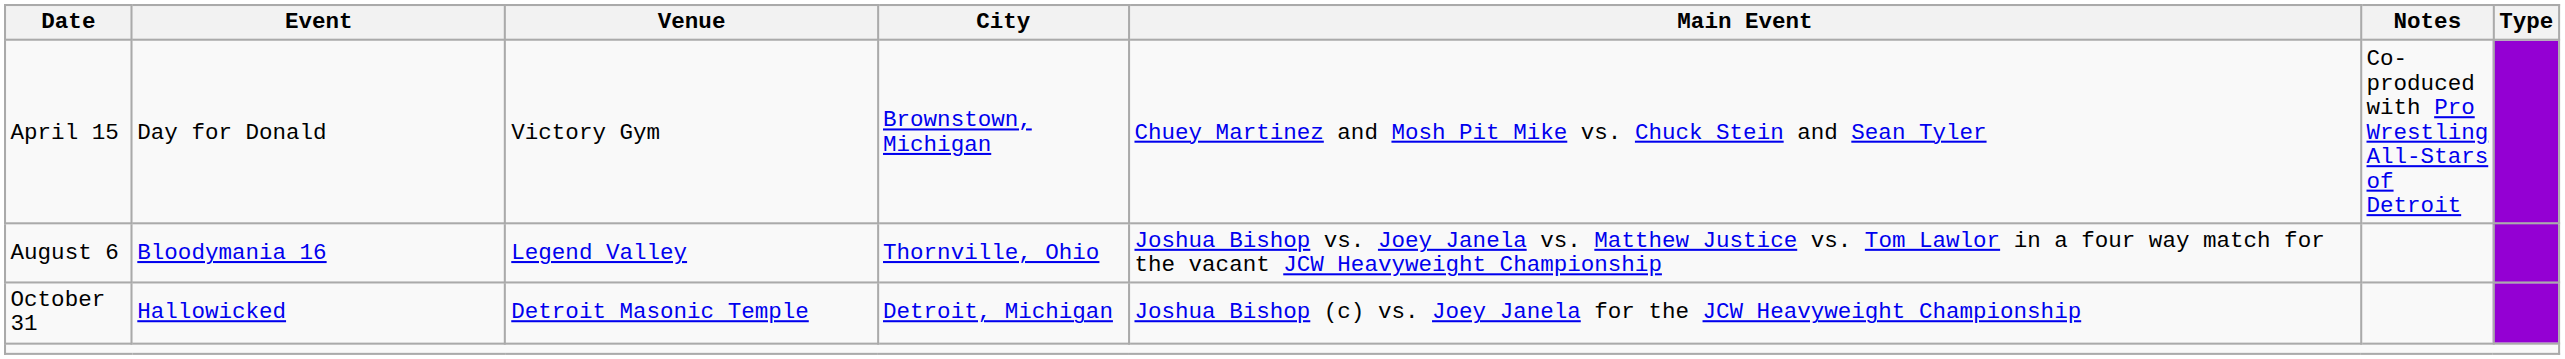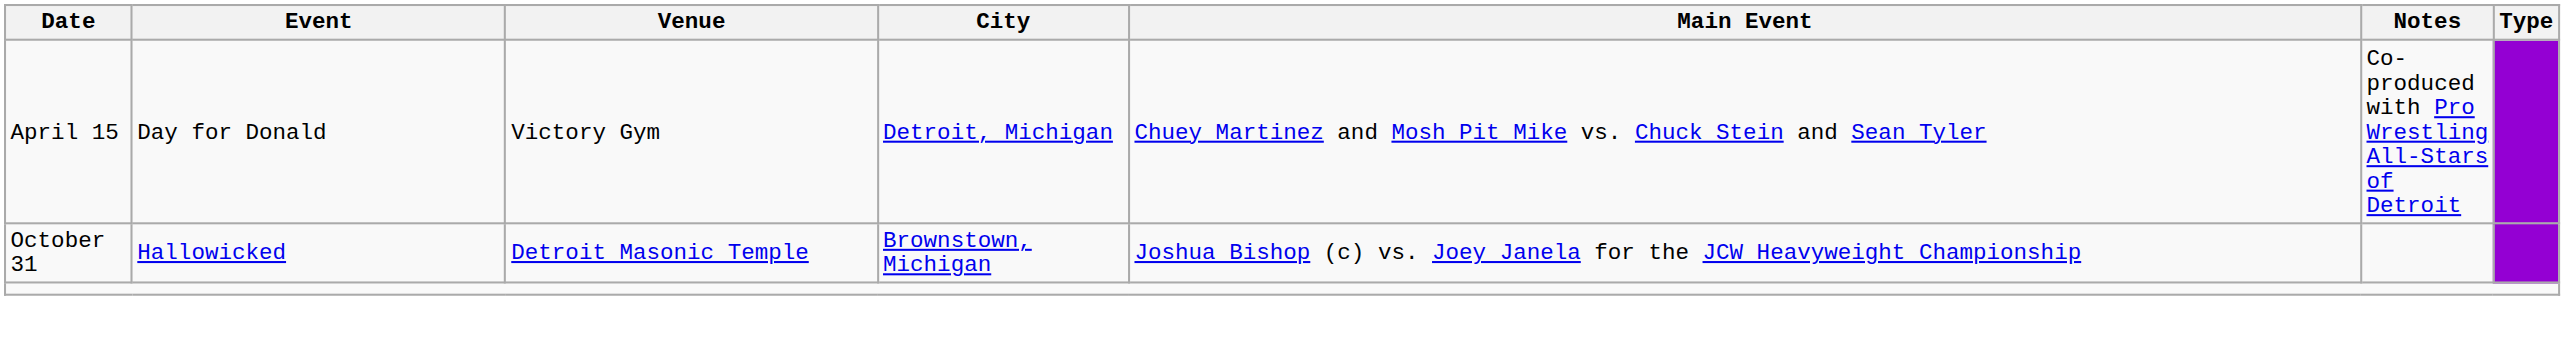(957, 132) Brownstown, Michigan -> (998, 132) Detroit, Michigan
- row: (65, 253)
(998, 313) Detroit, Michigan -> (957, 253) Brownstown, Michigan
